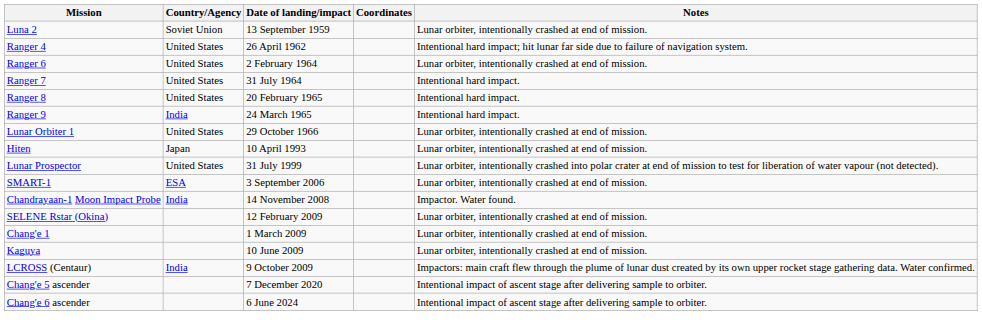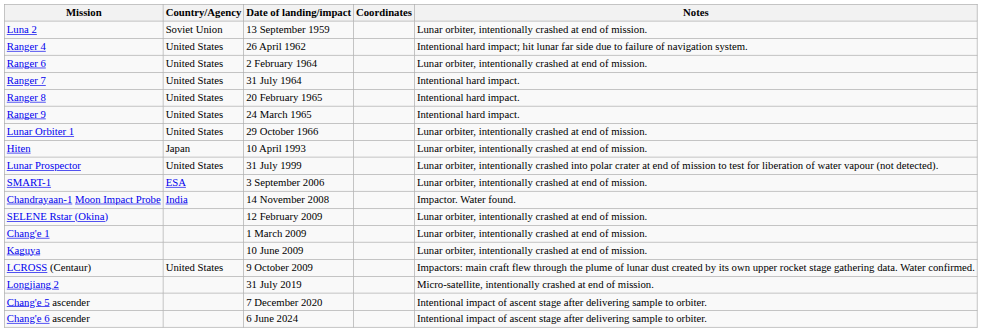(177, 115) India -> (194, 115) United States
(177, 268) India -> (194, 268) United States
+ row: (33, 285)
